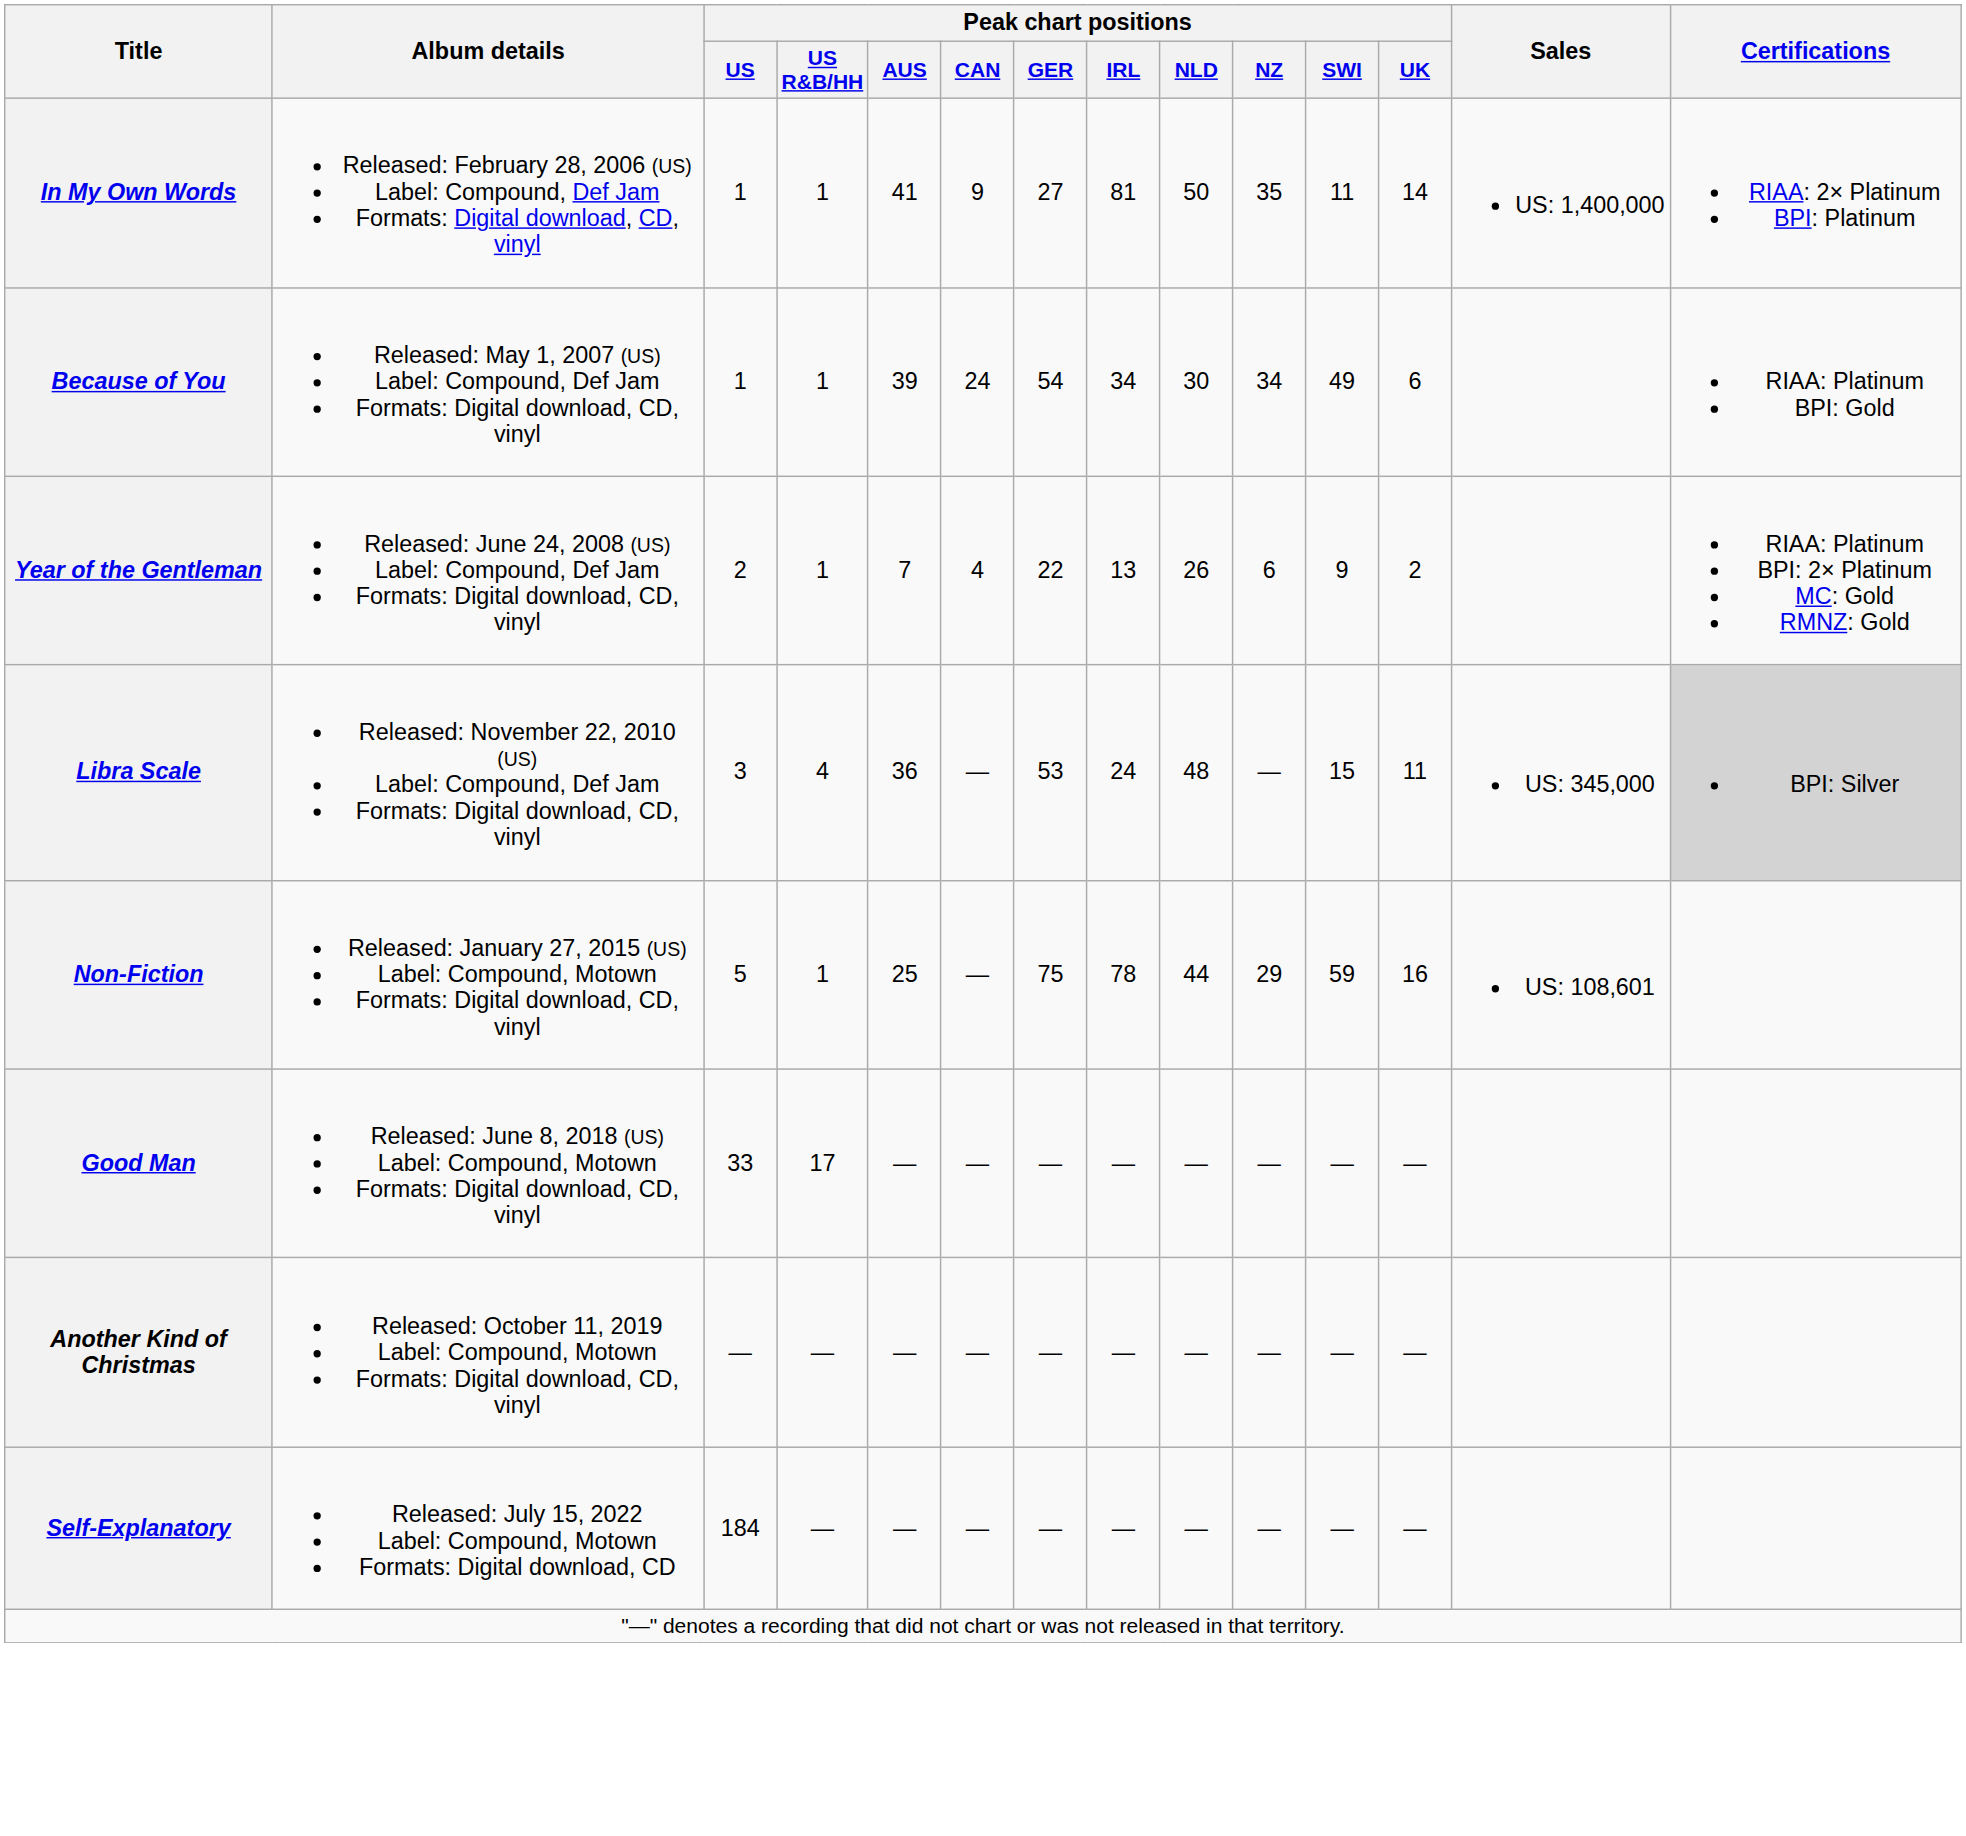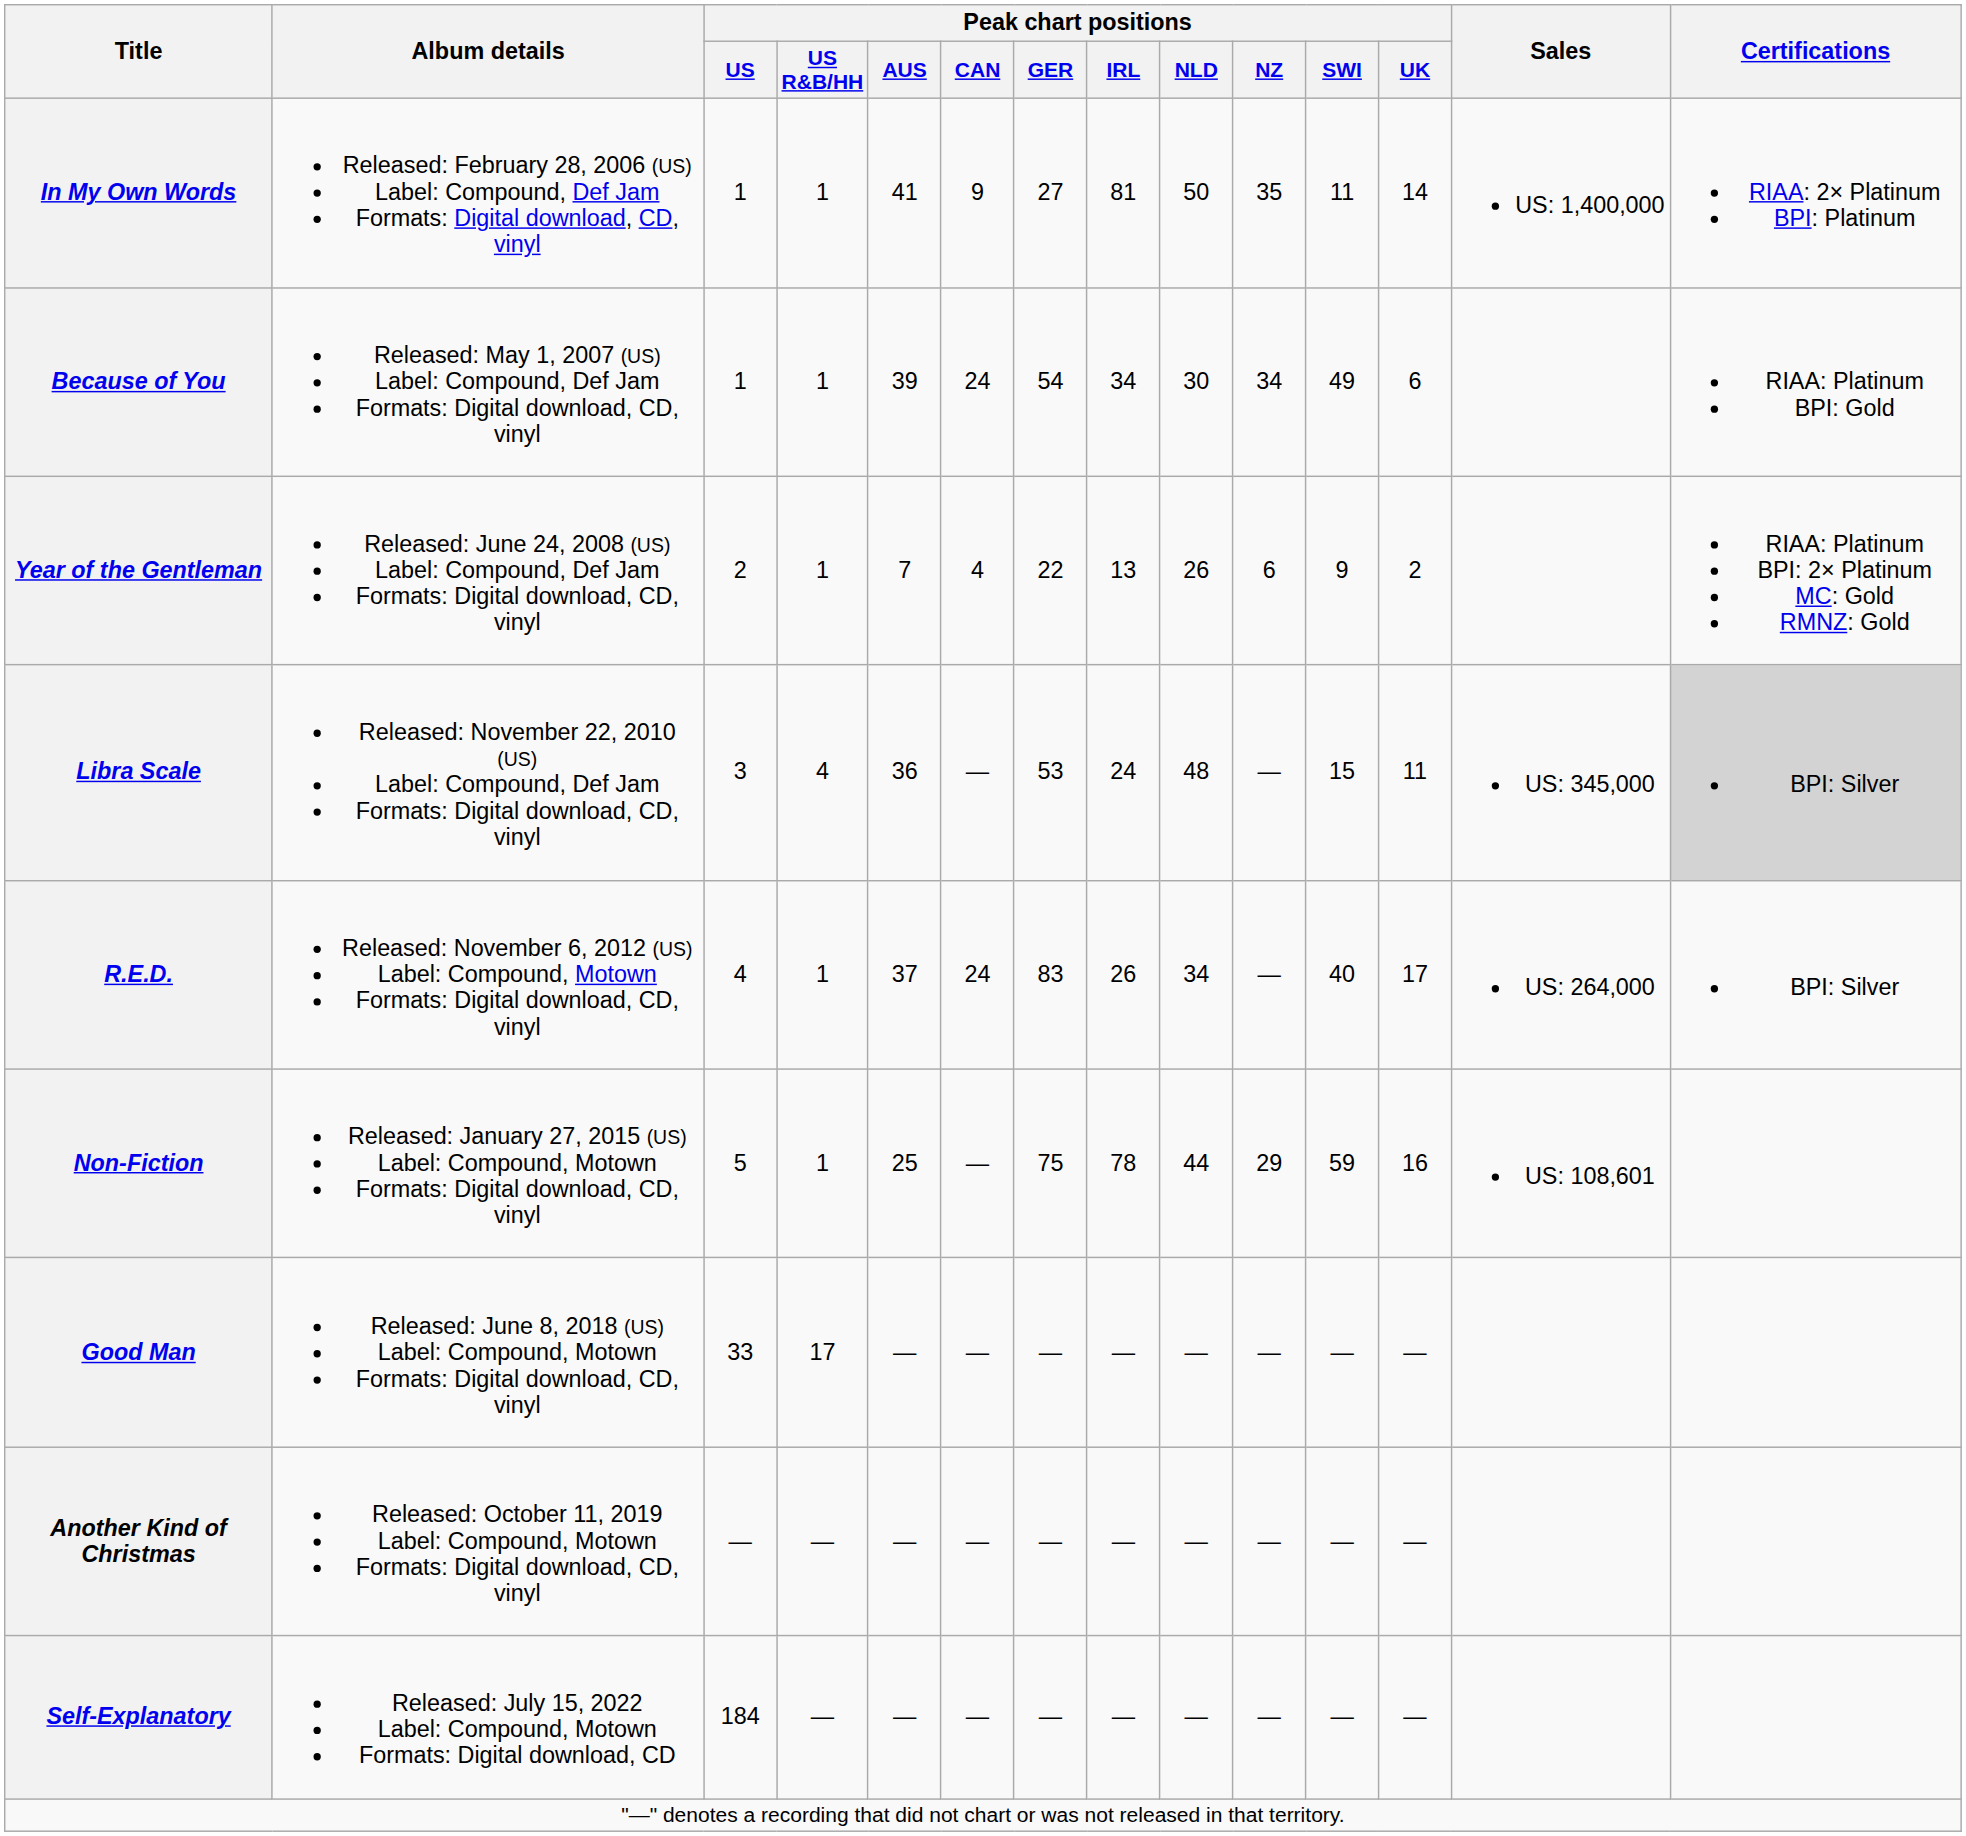+ row: (139, 974)
